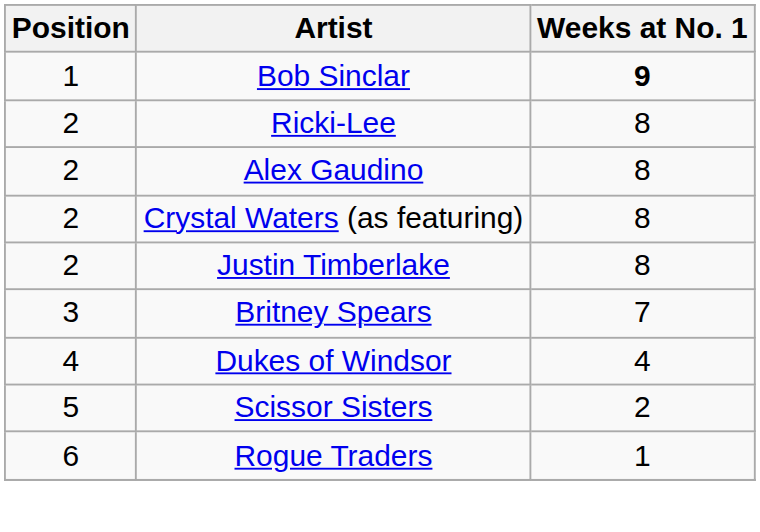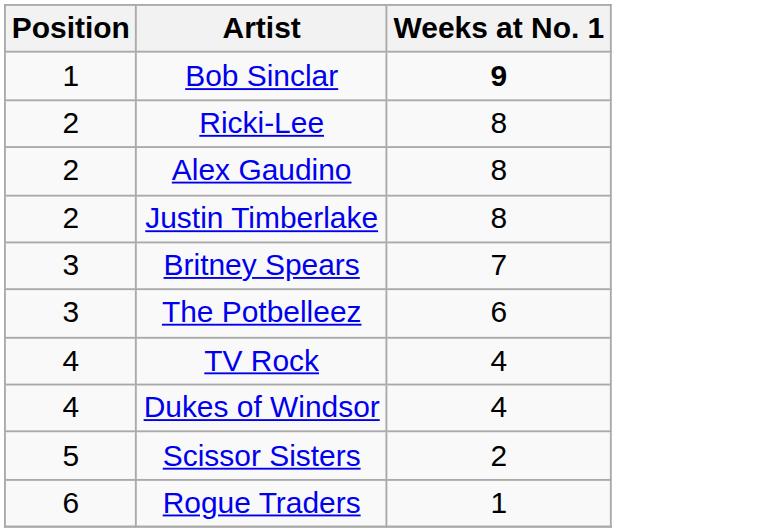- row: (333, 218)
+ row: (262, 312)
+ row: (262, 360)
